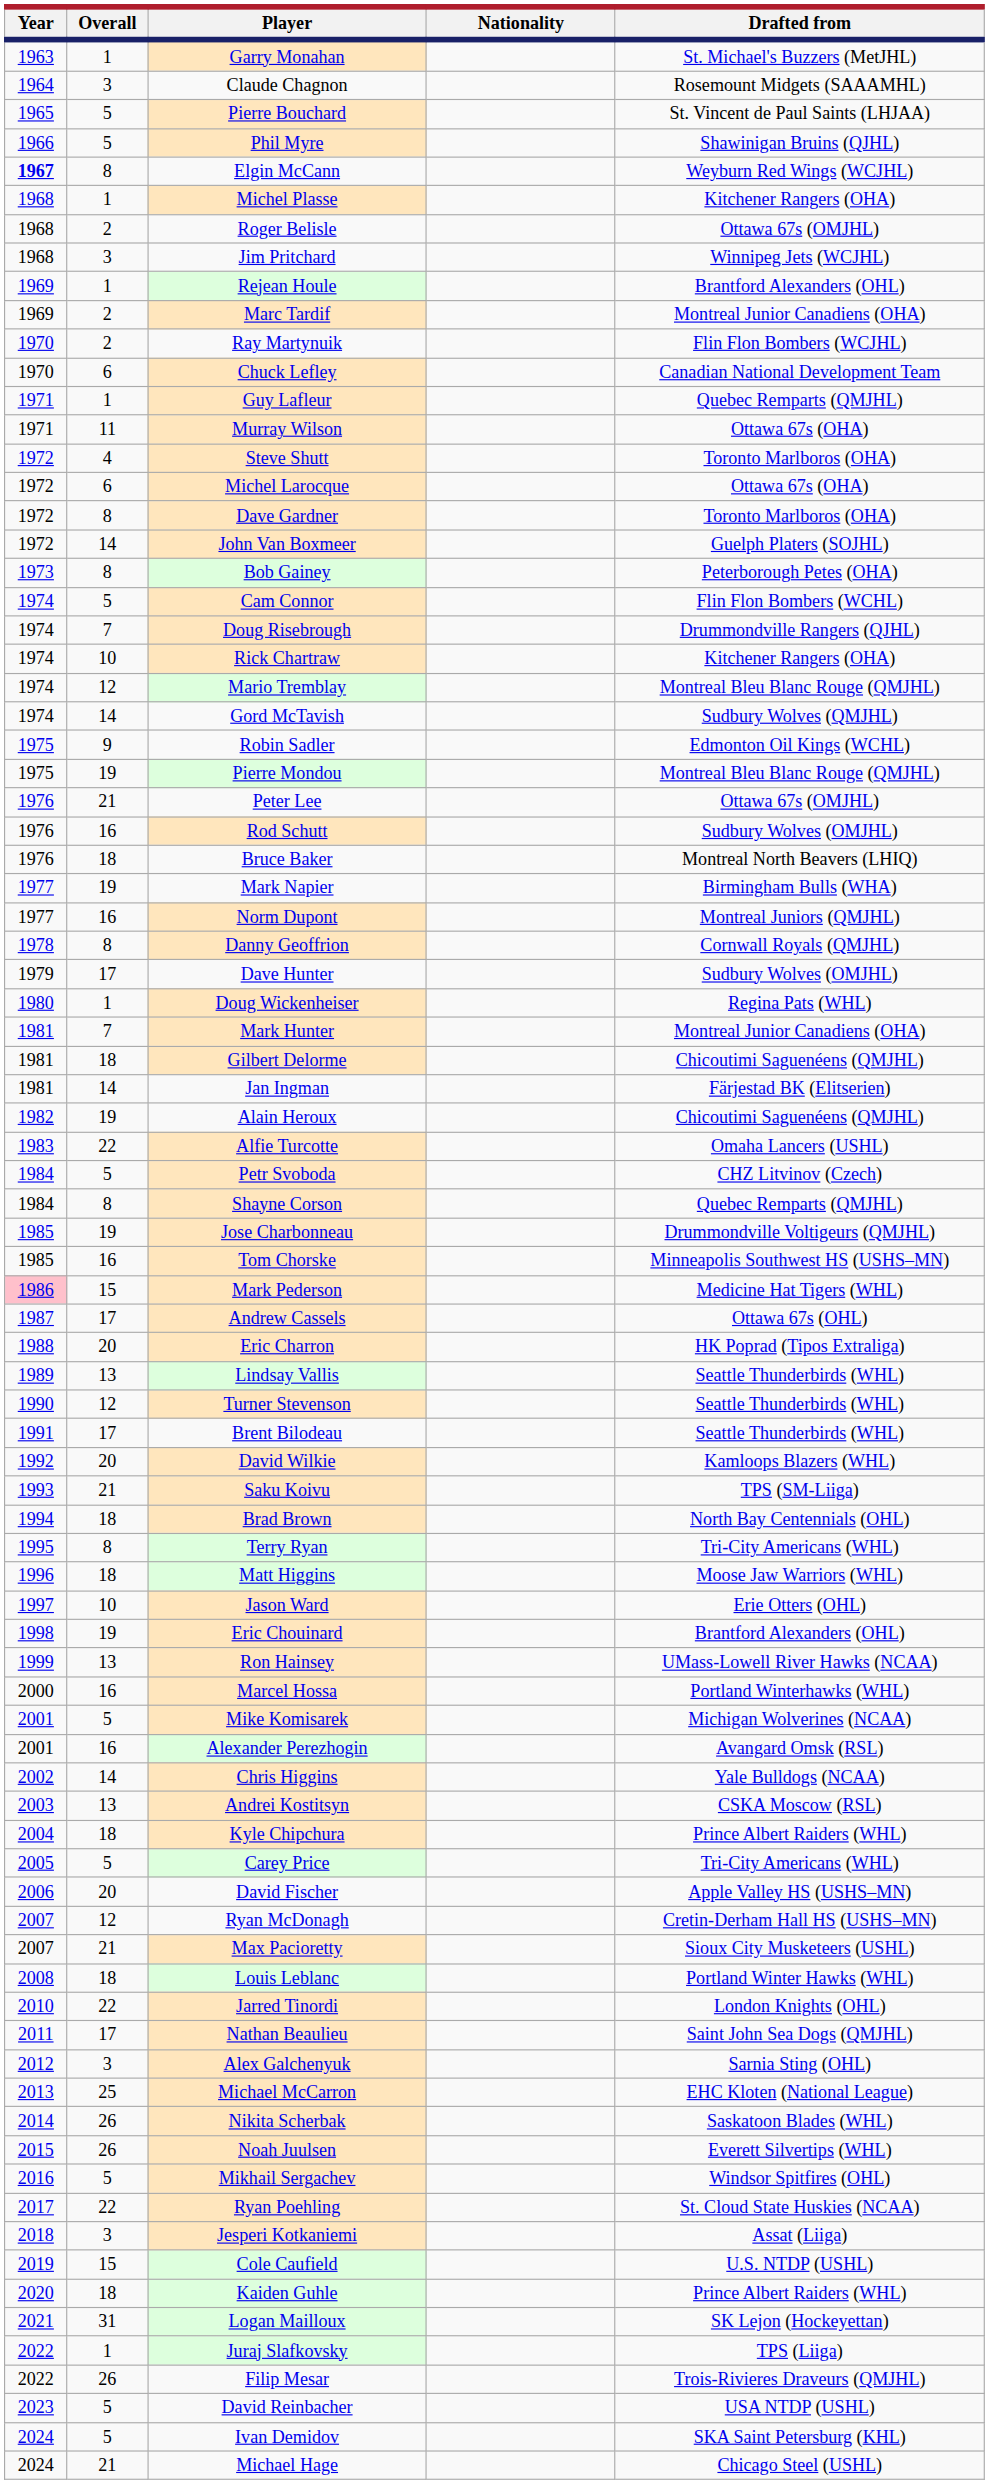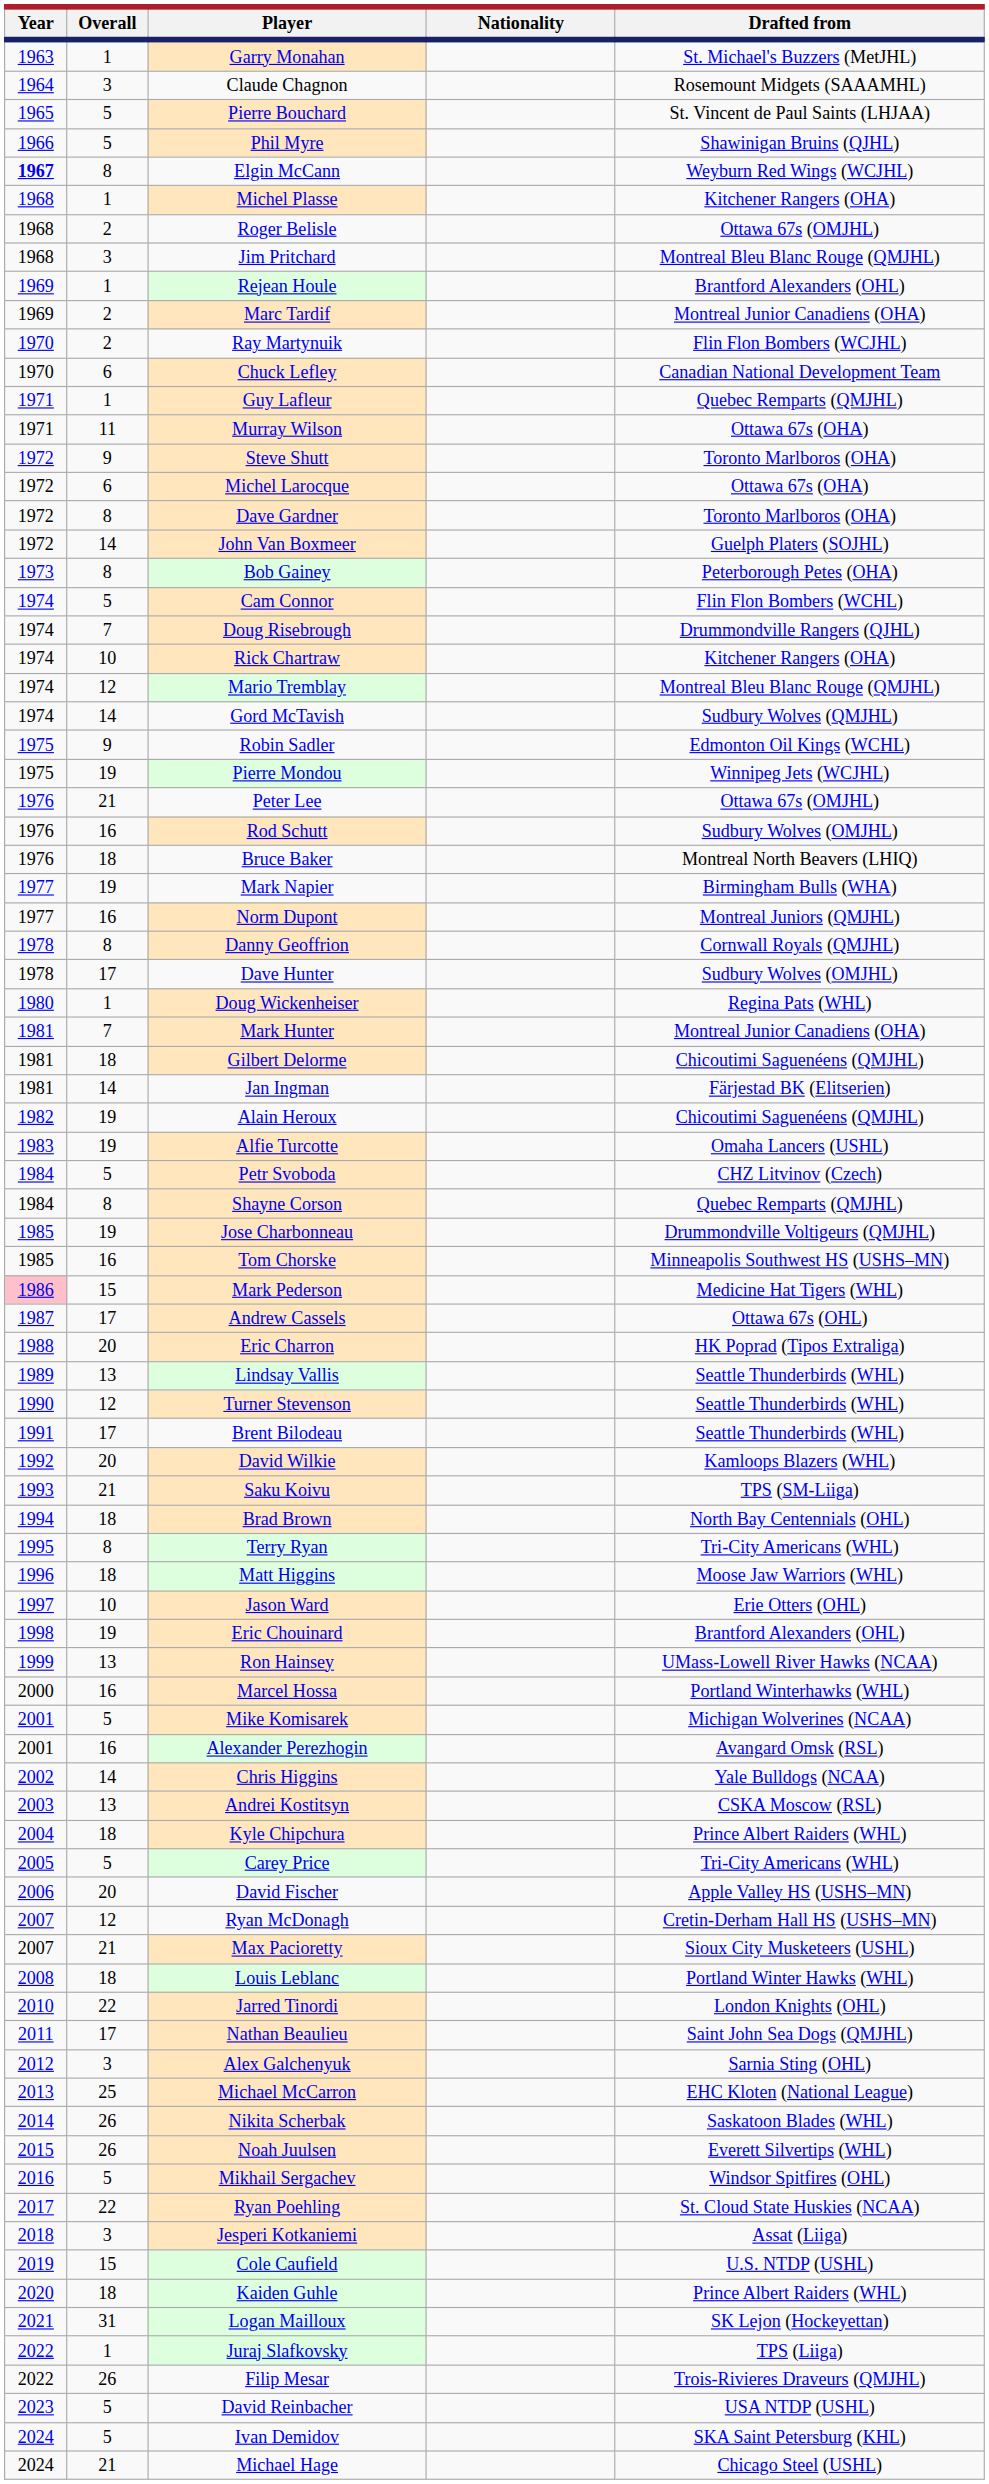(800, 257) Winnipeg Jets (WCJHL) -> (800, 257) Montreal Bleu Blanc Rouge (QMJHL)
(107, 457) 4 -> (107, 457) 9
(800, 773) Montreal Bleu Blanc Rouge (QMJHL) -> (800, 773) Winnipeg Jets (WCJHL)
(36, 974) 1979 -> (36, 974) 1978
(107, 1146) 22 -> (107, 1146) 19
